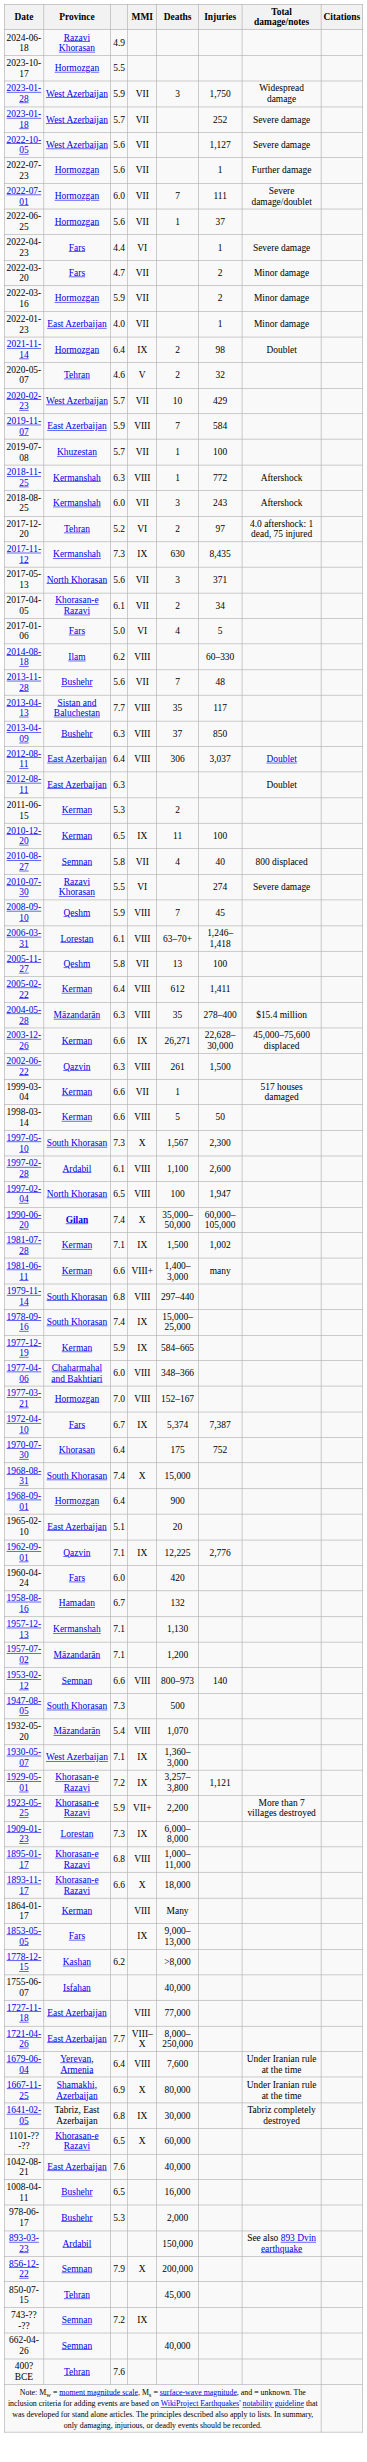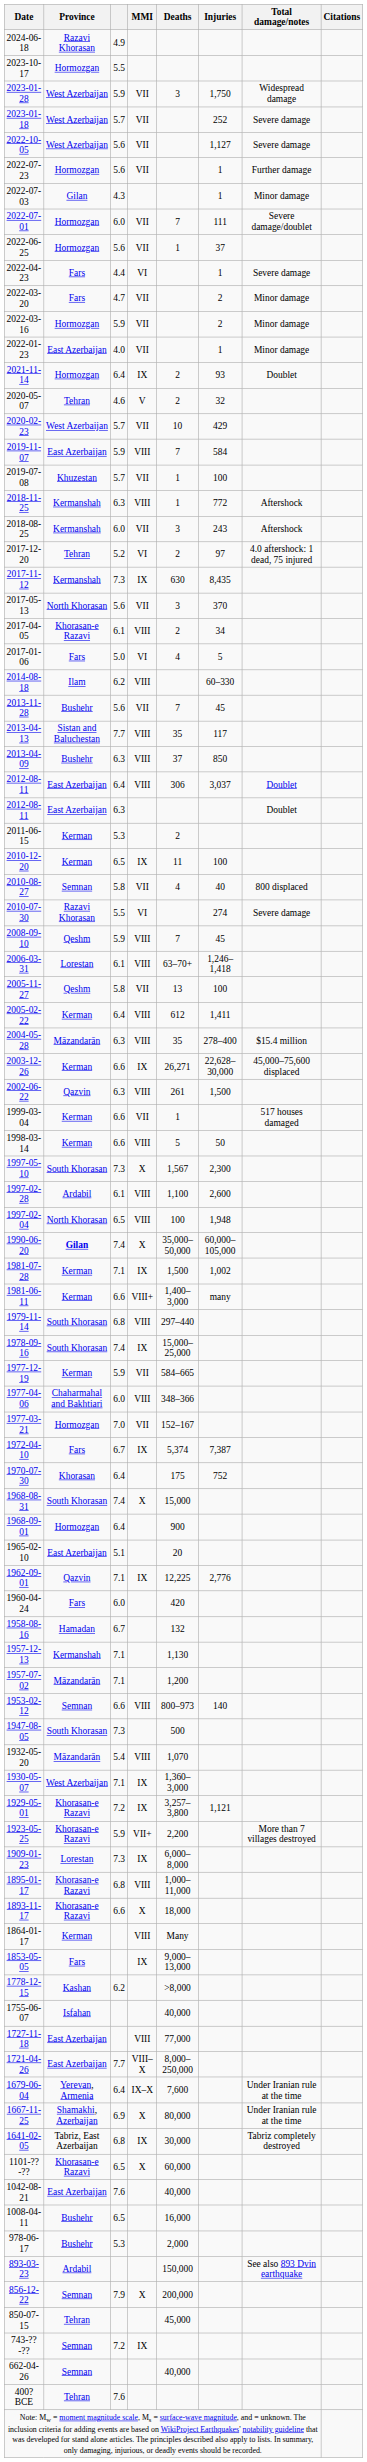+ row: (24, 196)
(220, 349) 98 -> (220, 375) 93
(220, 580) 371 -> (220, 605) 370
(142, 605) VII -> (142, 631) VIII
(220, 682) 48 -> (220, 708) 45
(220, 1194) 1,947 -> (220, 1220) 1,948
(142, 1348) IX -> (142, 1373) VII
(142, 1399) VIII -> (142, 1424) VII
(142, 2064) VIII -> (142, 2090) IX–X
